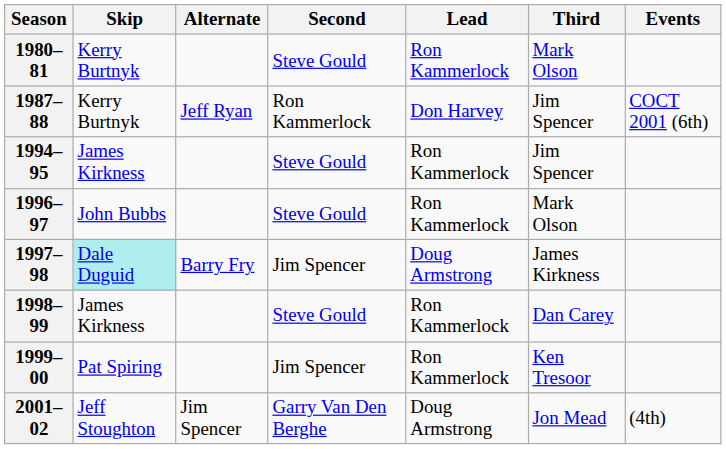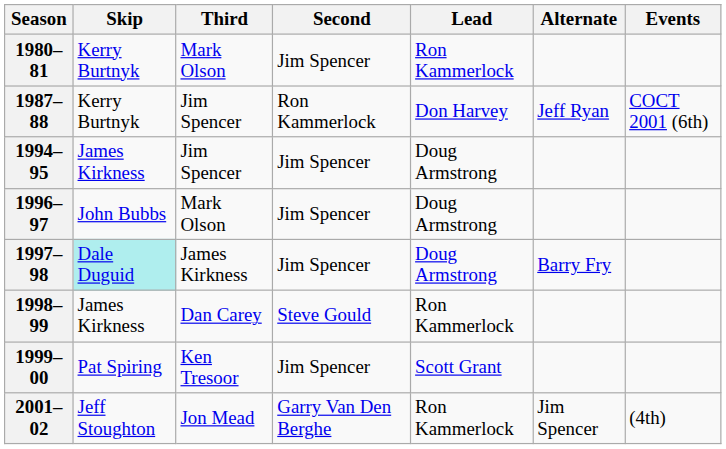columns swapped: (576, 19) <-> (222, 19)
(319, 60) Steve Gould -> (324, 60) Jim Spencer
(319, 162) Steve Gould -> (324, 162) Jim Spencer
(460, 162) Ron Kammerlock -> (456, 162) Doug Armstrong
(319, 213) Steve Gould -> (324, 213) Jim Spencer
(460, 213) Ron Kammerlock -> (456, 213) Doug Armstrong
(460, 367) Ron Kammerlock -> (458, 367) Scott Grant
(451, 418) Doug Armstrong -> (464, 418) Ron Kammerlock
